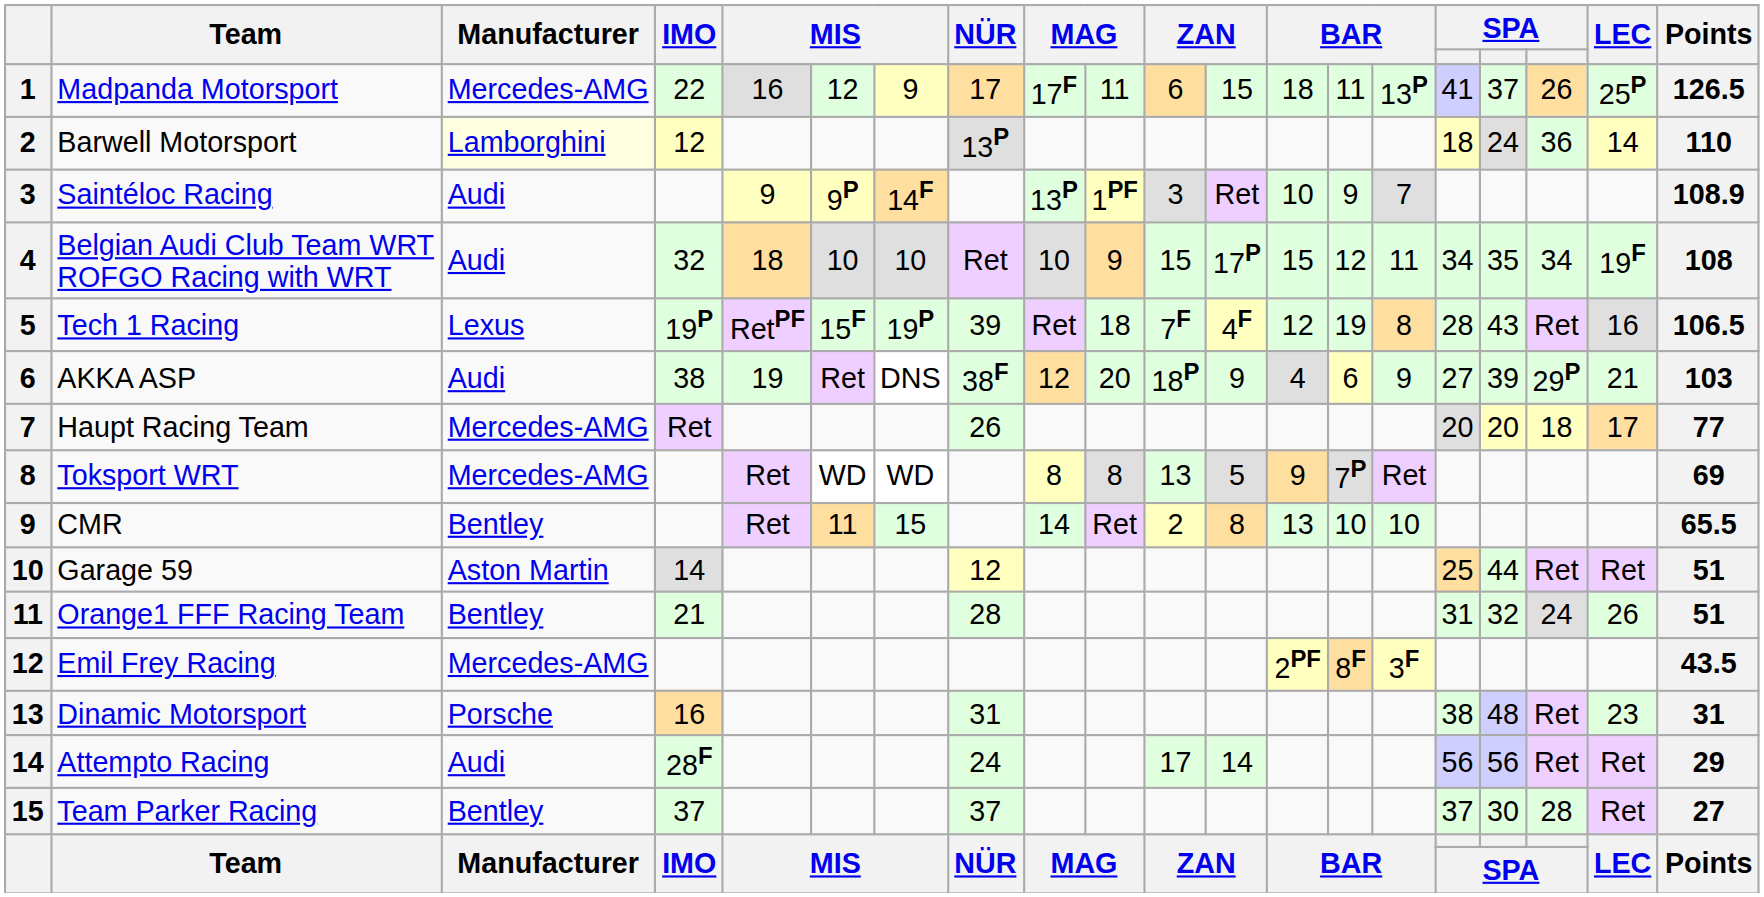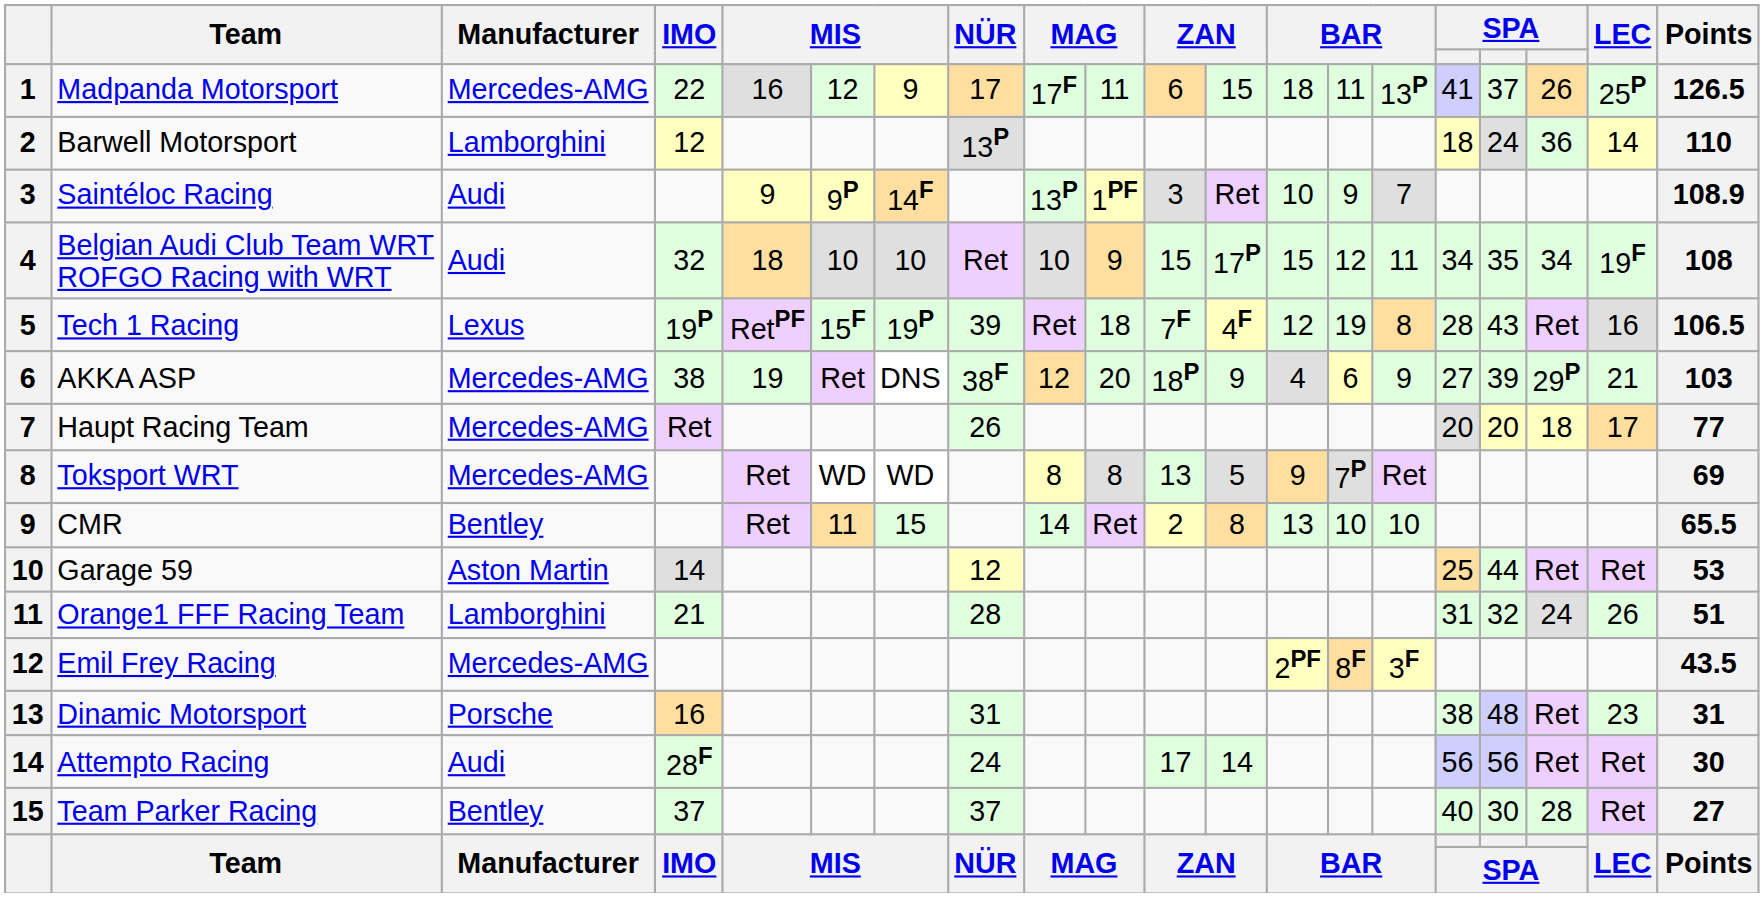(527, 142) lightyellow background -> (527, 142) no background
(476, 377) Audi -> (548, 377) Mercedes-AMG
(1709, 570) 51 -> (1709, 570) 53
(496, 615) Bentley -> (527, 615) Lamborghini
(1709, 762) 29 -> (1709, 762) 30
(1457, 811) 37 -> (1457, 811) 40
